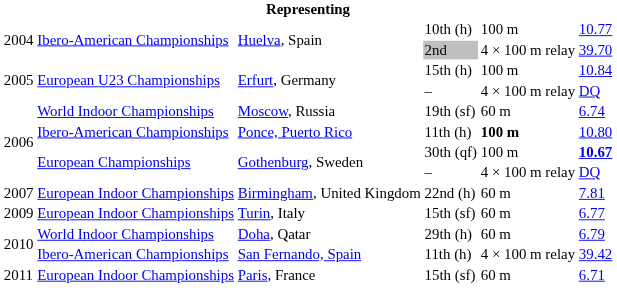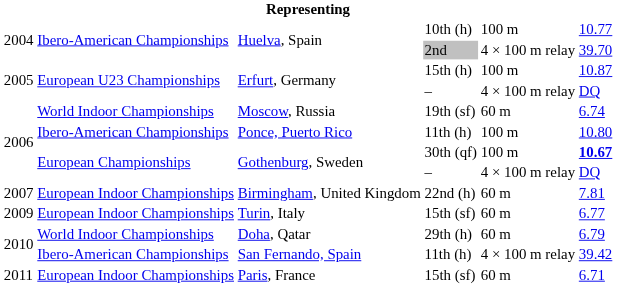(596, 70) 10.84 -> (596, 70) 10.87
(500, 131) bold -> (500, 131) normal
